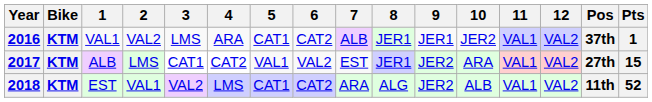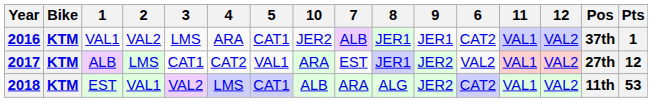columns swapped: (314, 16) <-> (478, 16)
(633, 62) 15 -> (633, 62) 12
(633, 85) 52 -> (633, 85) 53
